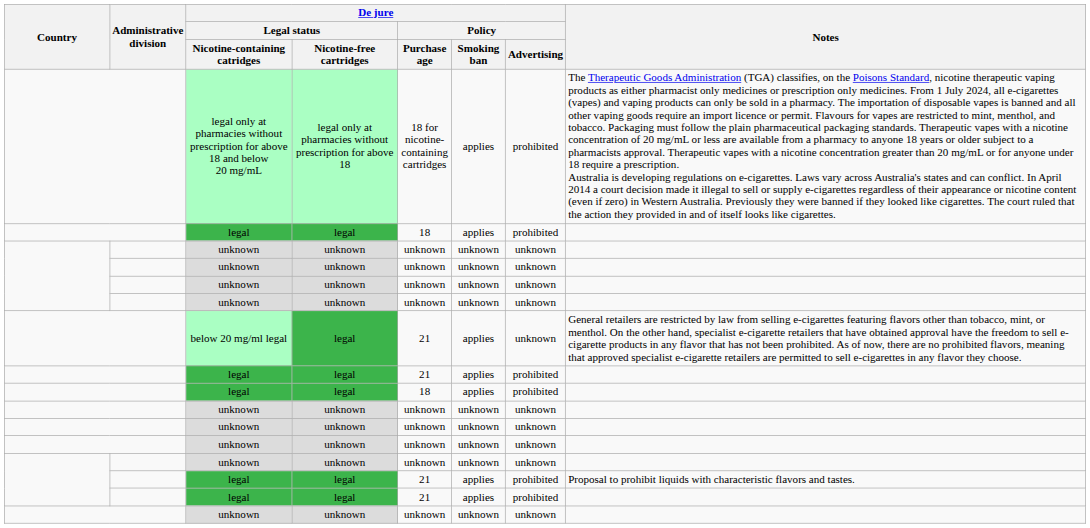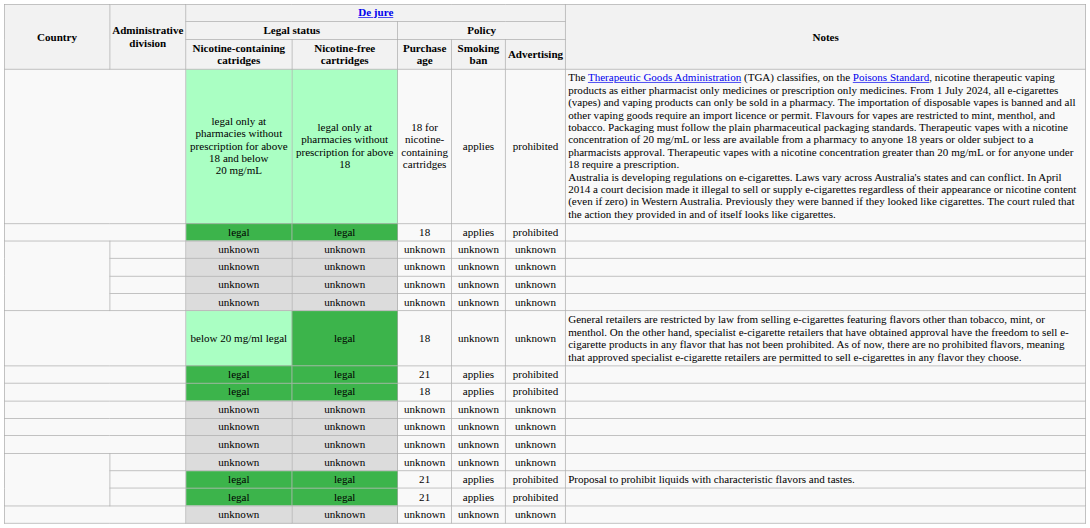(425, 338) 21 -> (425, 338) 18
(478, 338) applies -> (478, 338) unknown
